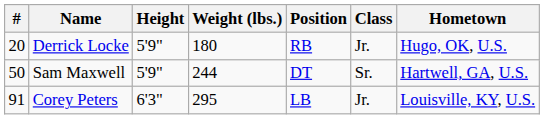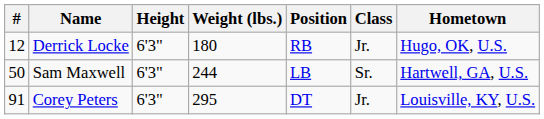(17, 45) 20 -> (17, 45) 12
(150, 45) 5'9" -> (150, 45) 6'3"
(150, 73) 5'9" -> (150, 73) 6'3"
(301, 73) DT -> (301, 73) LB
(301, 100) LB -> (301, 100) DT
